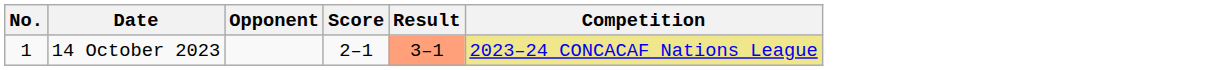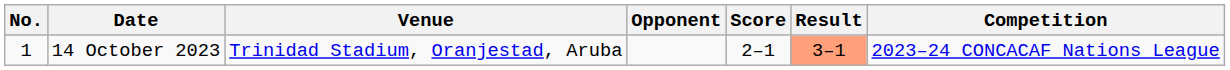+ column: (426, 20)
(644, 50) khaki background -> (1046, 50) no background
